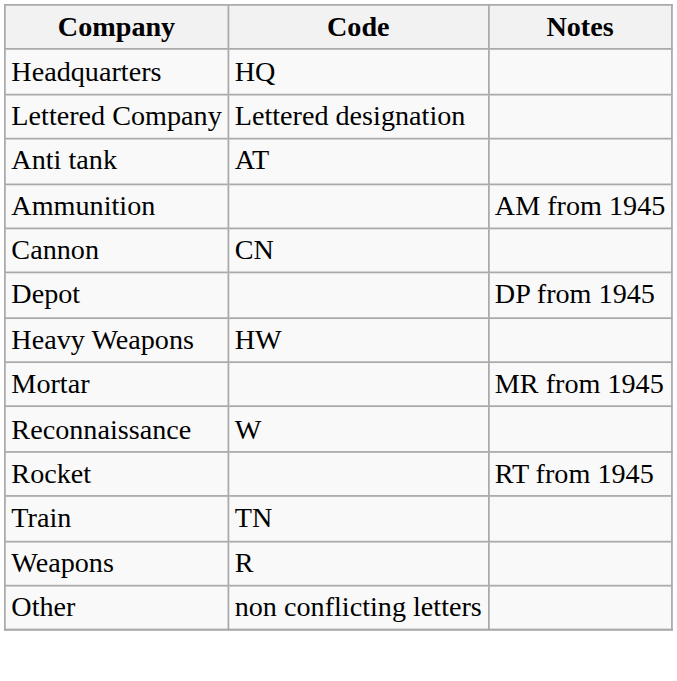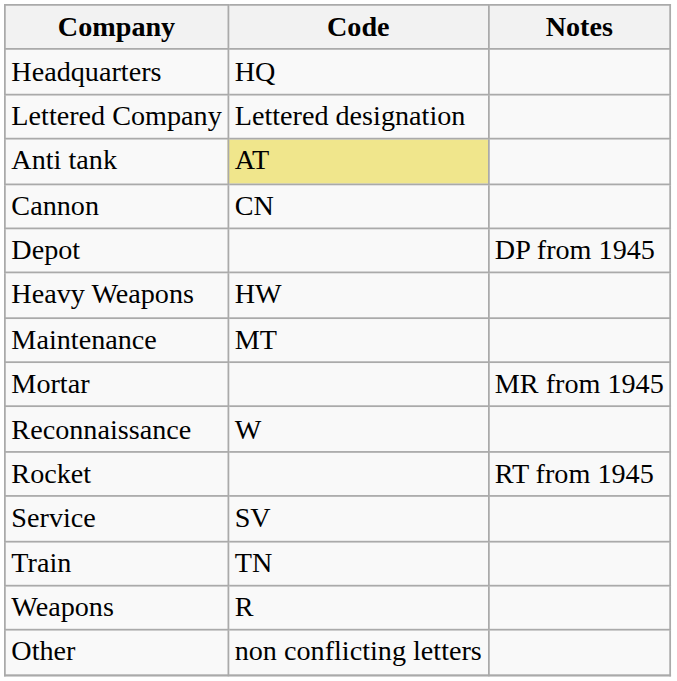(252, 160) no background -> (252, 160) khaki background
- row: (83, 205)
+ row: (84, 339)
+ row: (54, 518)
